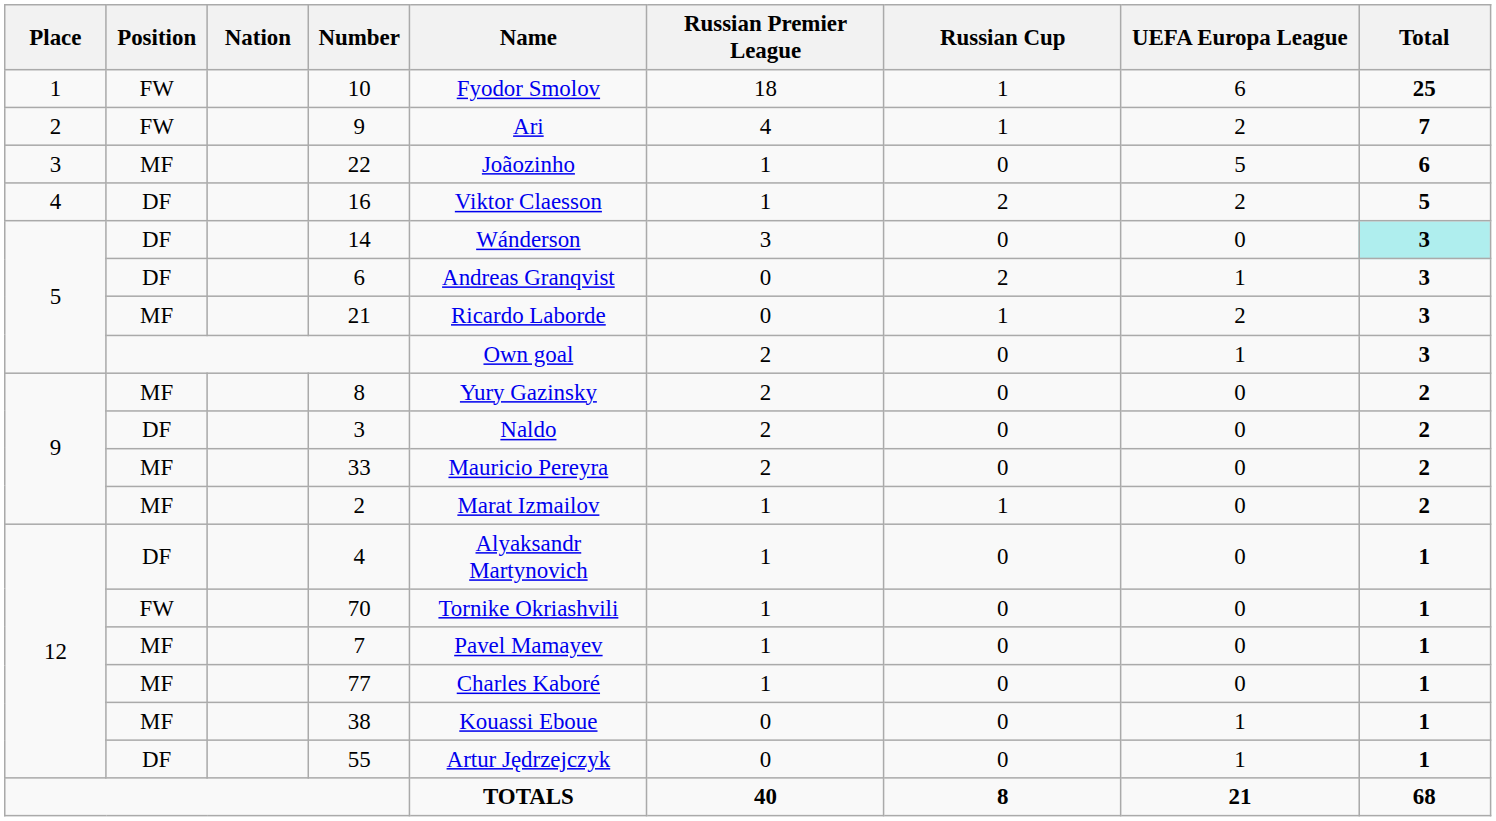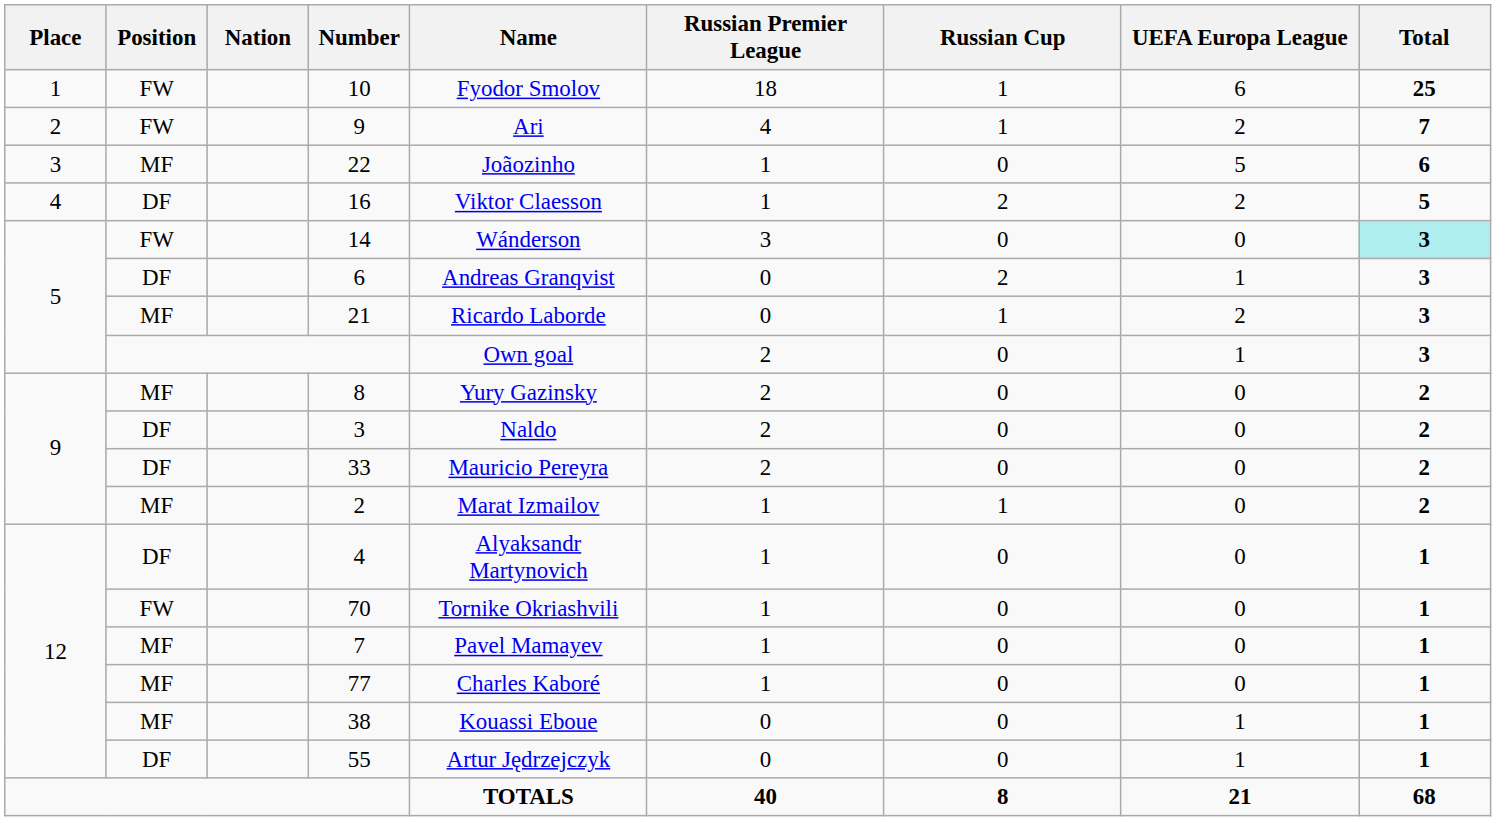(157, 240) DF -> (157, 240) FW
(157, 467) MF -> (157, 467) DF
